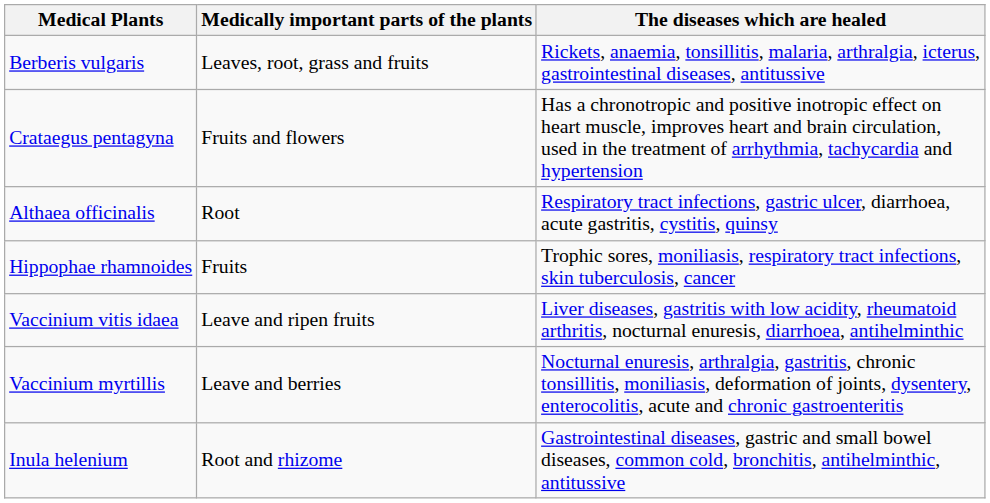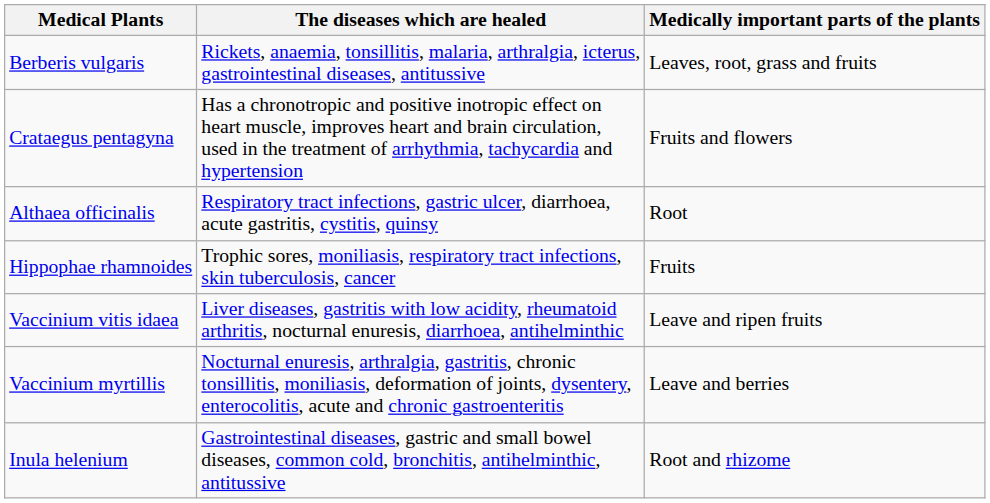columns swapped: (367, 20) <-> (761, 20)
